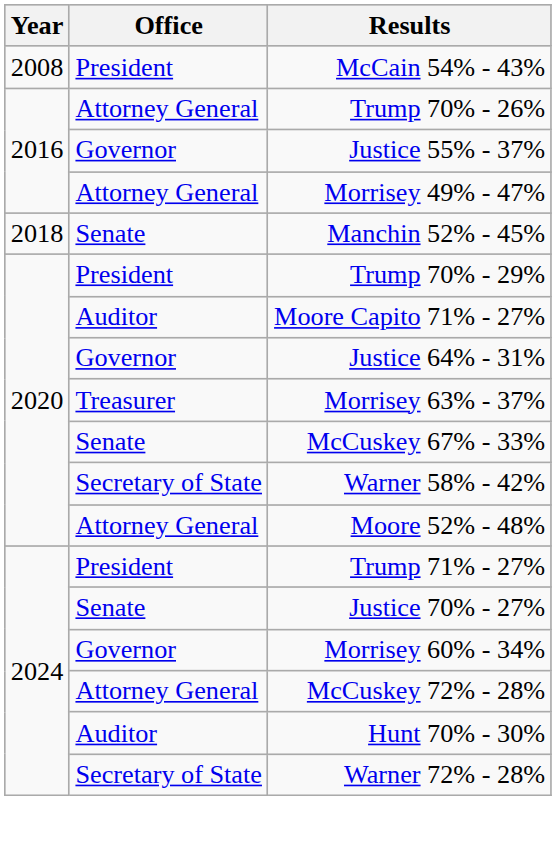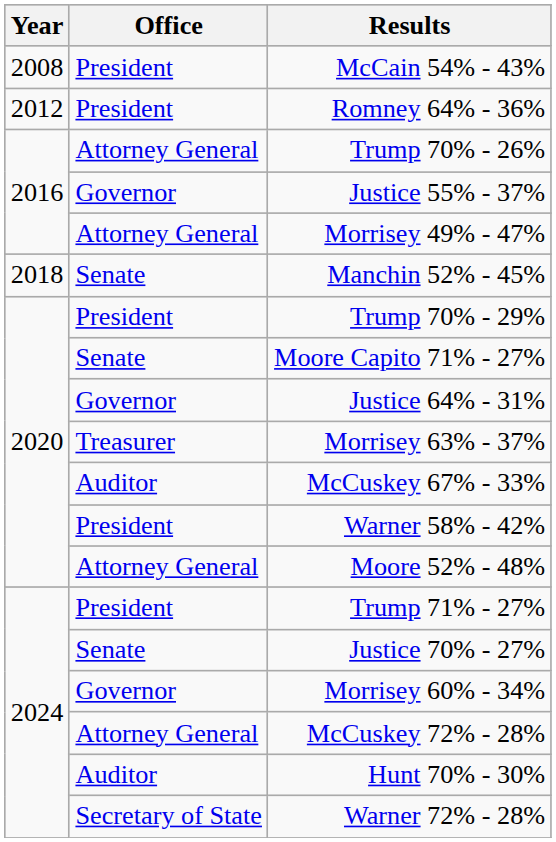+ row: (438, 108)
(116, 316) Auditor -> (110, 358) Senate
(110, 441) Senate -> (116, 483) Auditor
(169, 483) Secretary of State -> (124, 524) President
